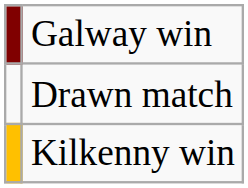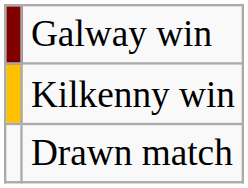rows swapped: (133, 152) <-> (132, 93)
